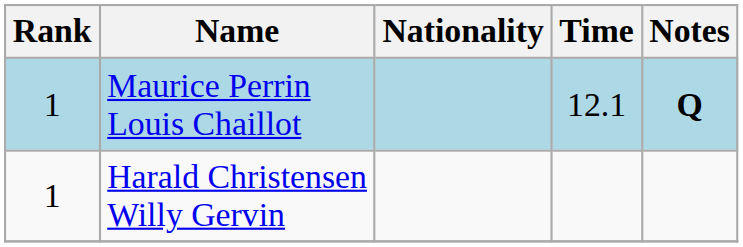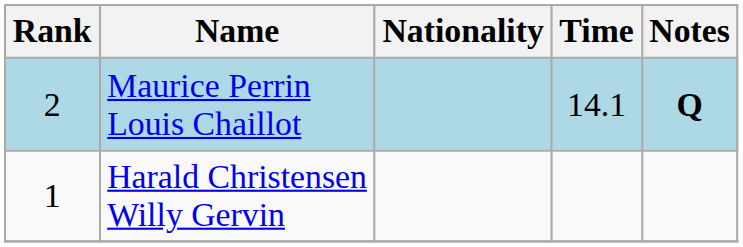(52, 103) 1 -> (52, 103) 2
(597, 103) 12.1 -> (597, 103) 14.1
